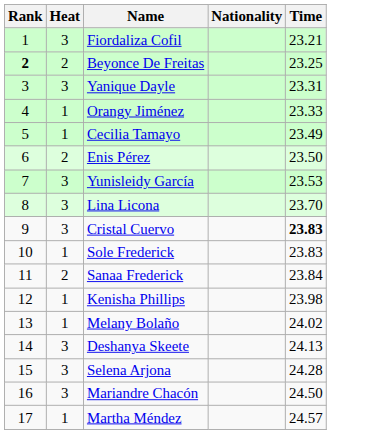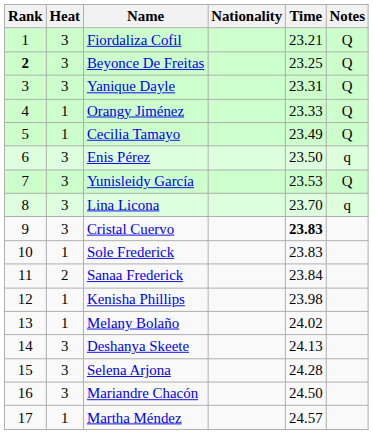+ column: (347, 16)
(65, 63) 2 -> (65, 63) 3
(65, 157) 2 -> (65, 157) 3
